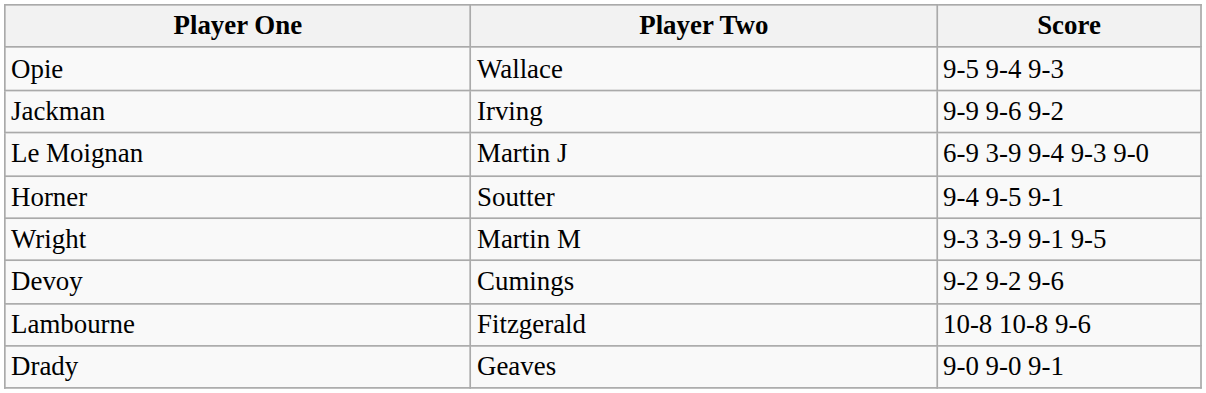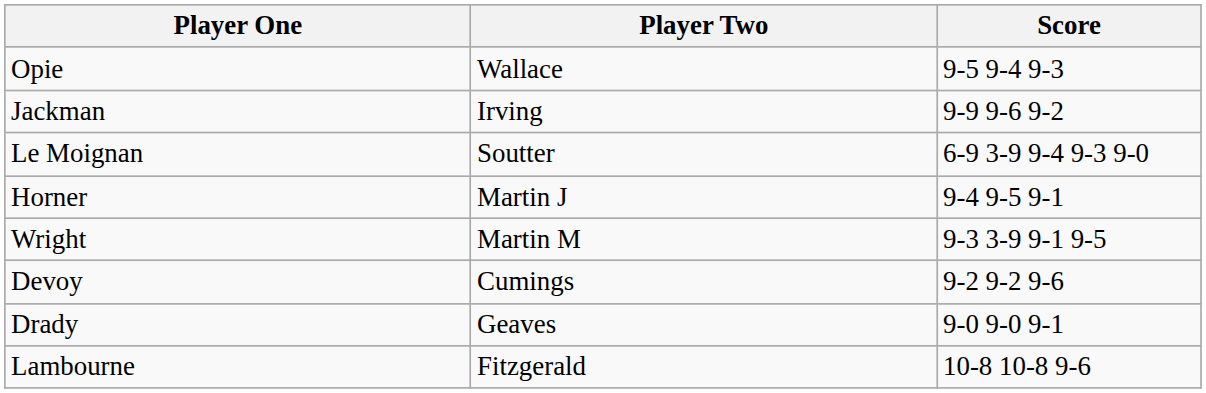(522, 153) Martin J -> (516, 153) Soutter
(516, 196) Soutter -> (522, 196) Martin J
rows swapped: (73, 324) <-> (45, 366)
